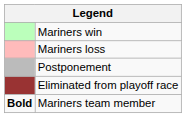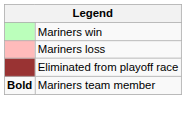- row: (74, 68)
